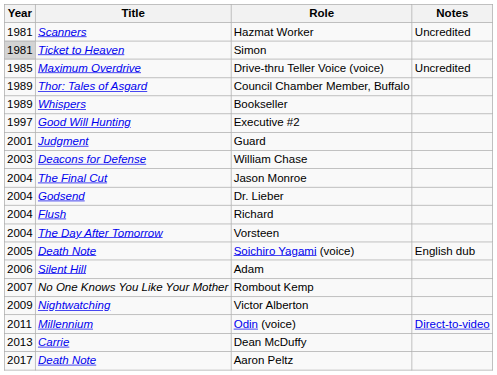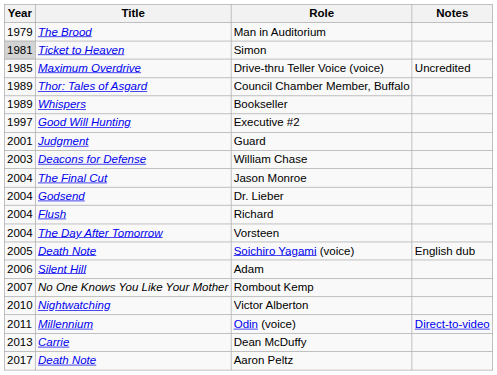+ row: (280, 31)
- row: (274, 31)
(20, 305) 2009 -> (20, 305) 2010
